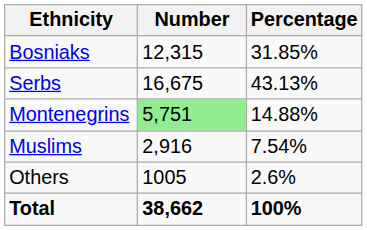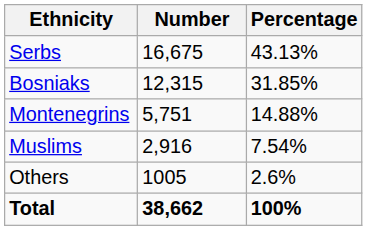rows swapped: (35, 83) <-> (49, 51)
(167, 114) lightgreen background -> (167, 114) no background
